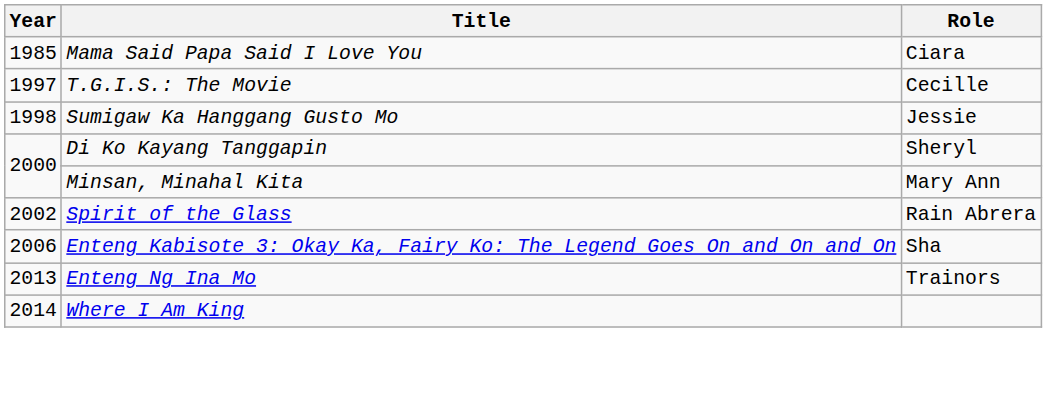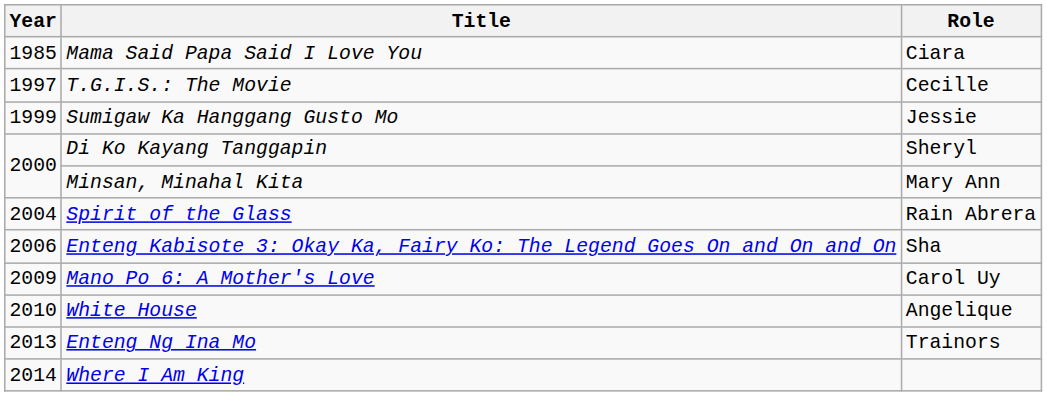(33, 117) 1998 -> (33, 117) 1999
(33, 214) 2002 -> (33, 214) 2004
+ row: (220, 279)
+ row: (132, 311)
